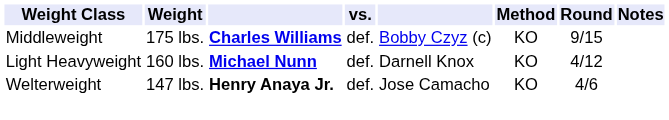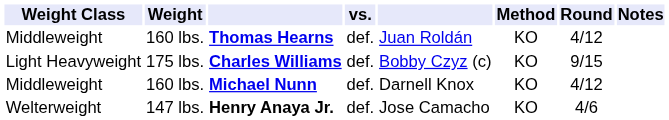+ row: (271, 38)
(54, 38) Middleweight -> (73, 61) Light Heavyweight
(73, 61) Light Heavyweight -> (54, 84) Middleweight
